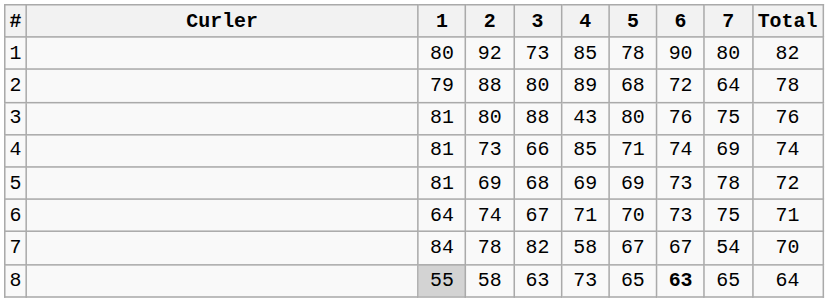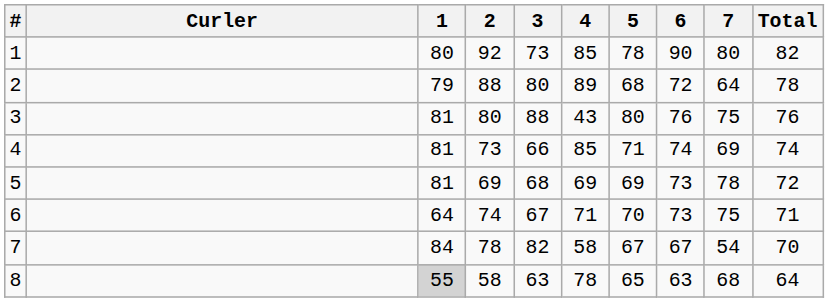(585, 280) 73 -> (585, 280) 78
(681, 280) bold -> (681, 280) normal
(728, 280) 65 -> (728, 280) 68
